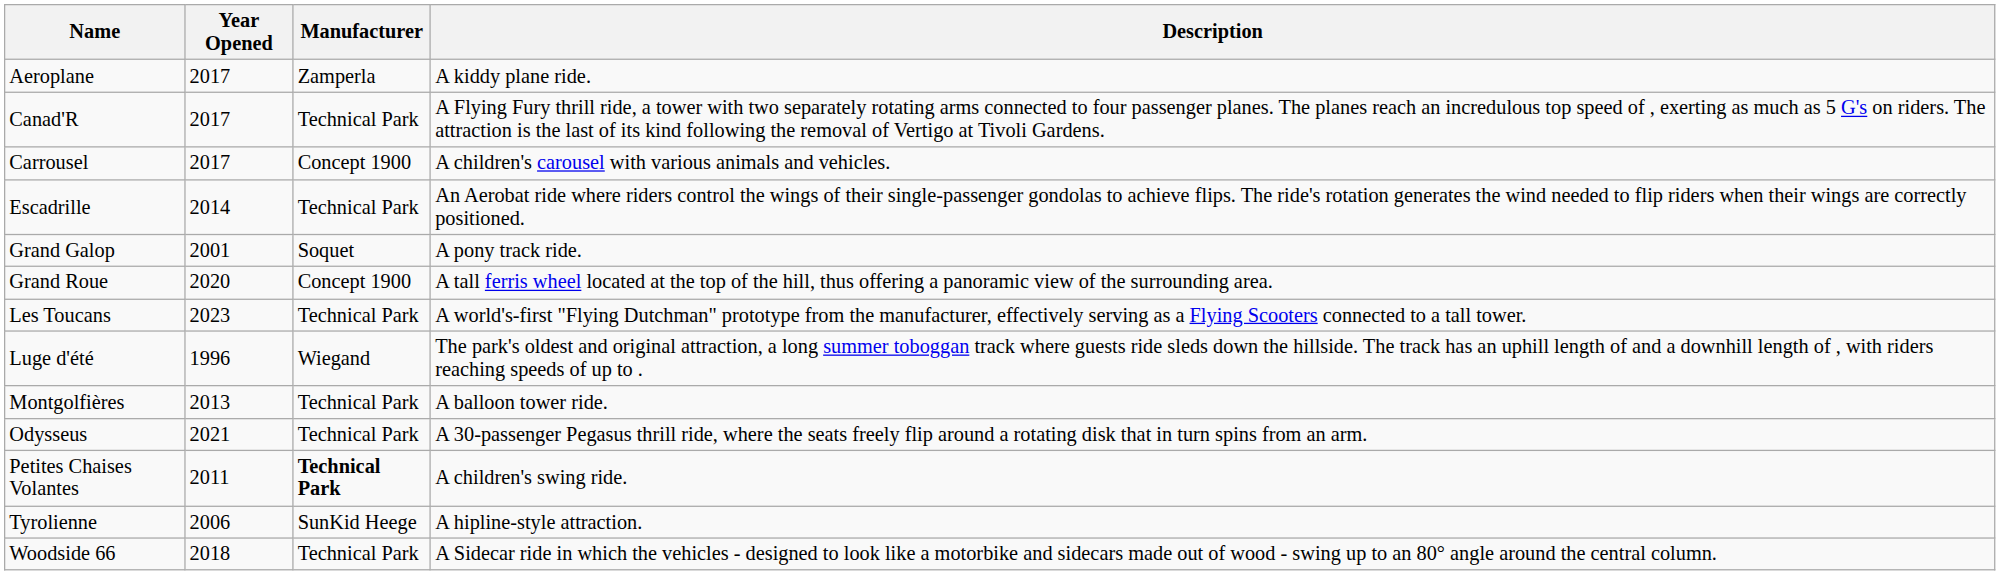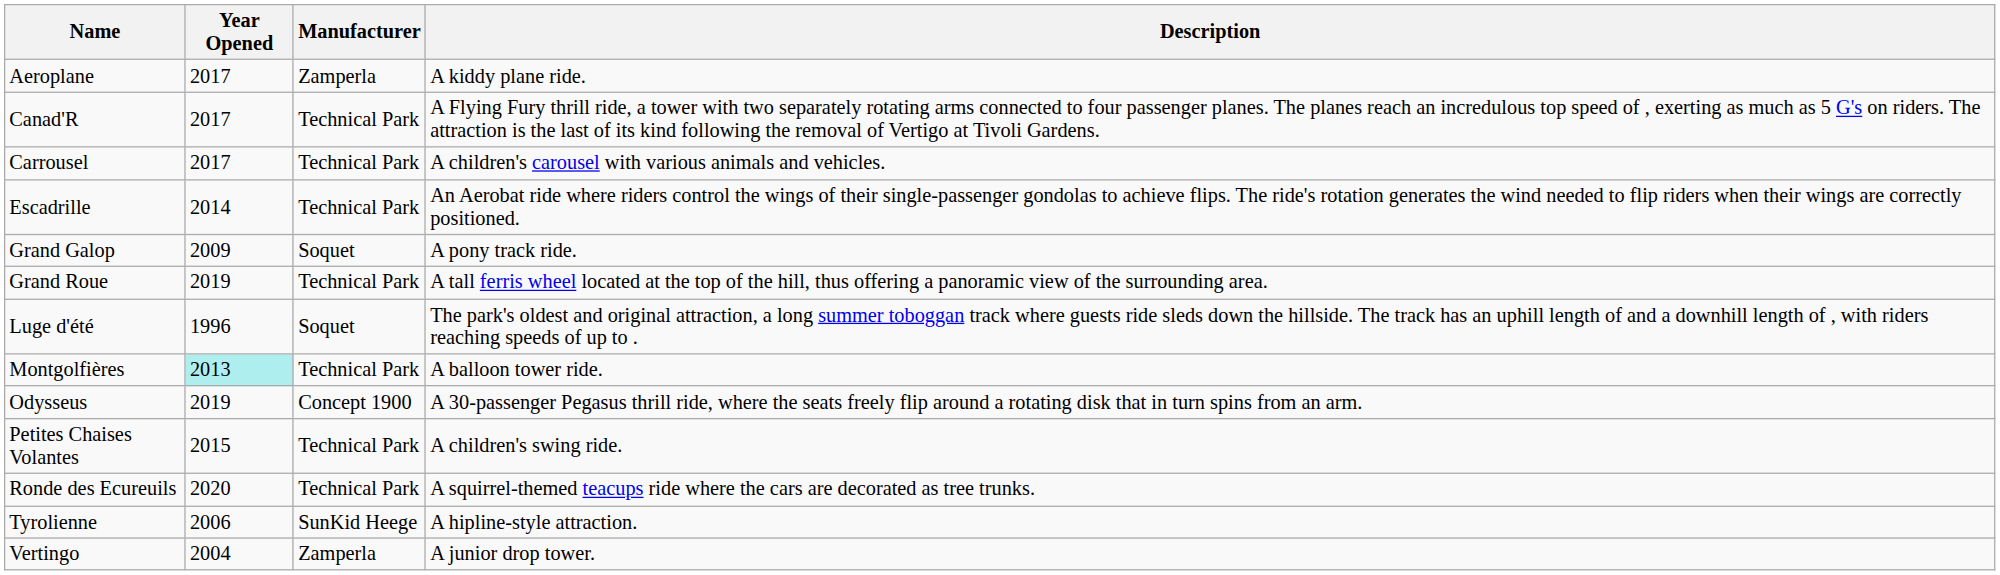(354, 163) Concept 1900 -> (359, 163) Technical Park
(210, 250) 2001 -> (210, 250) 2009
(210, 282) 2020 -> (210, 282) 2019
(354, 282) Concept 1900 -> (359, 282) Technical Park
- row: (60, 314)
(334, 358) Wiegand -> (326, 326) Soquet
(210, 402) no background -> (210, 369) paleturquoise background
(210, 434) 2021 -> (210, 402) 2019
(358, 434) Technical Park -> (355, 402) Concept 1900
(210, 477) 2011 -> (210, 445) 2015
(339, 477) bold -> (359, 445) normal
+ row: (93, 489)
+ row: (44, 553)
- row: (62, 553)
